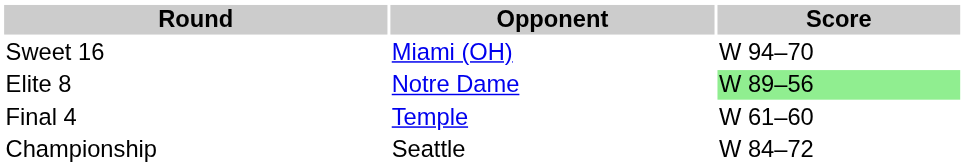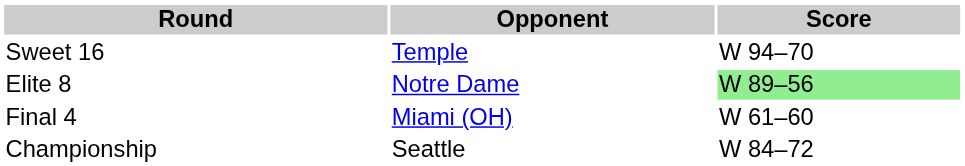(452, 52) Miami (OH) -> (430, 52) Temple
(430, 117) Temple -> (452, 117) Miami (OH)
